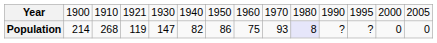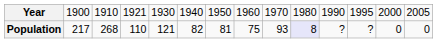(81, 29) 214 -> (81, 29) 217
(138, 29) 119 -> (138, 29) 110
(166, 29) 147 -> (166, 29) 121
(226, 29) 86 -> (226, 29) 81
